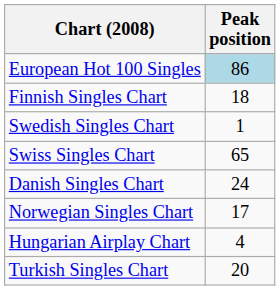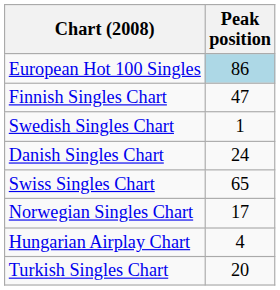(240, 97) 18 -> (240, 97) 47
rows swapped: (86, 184) <-> (82, 155)
